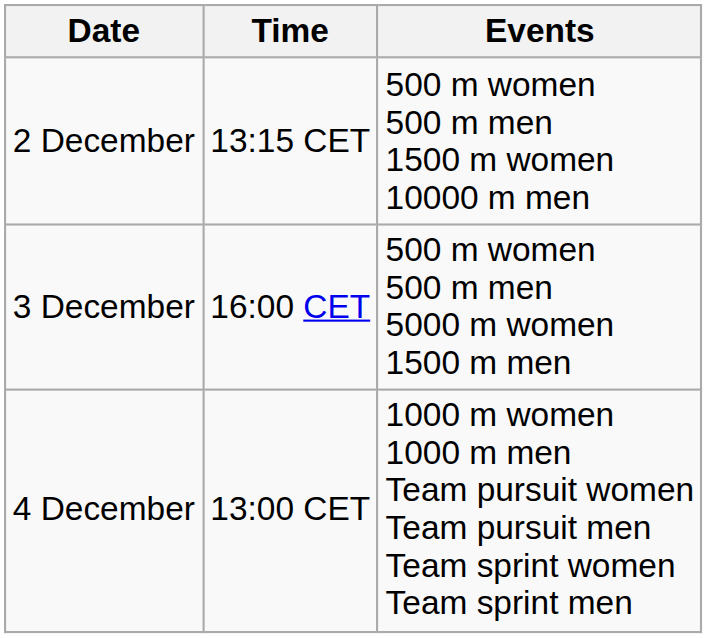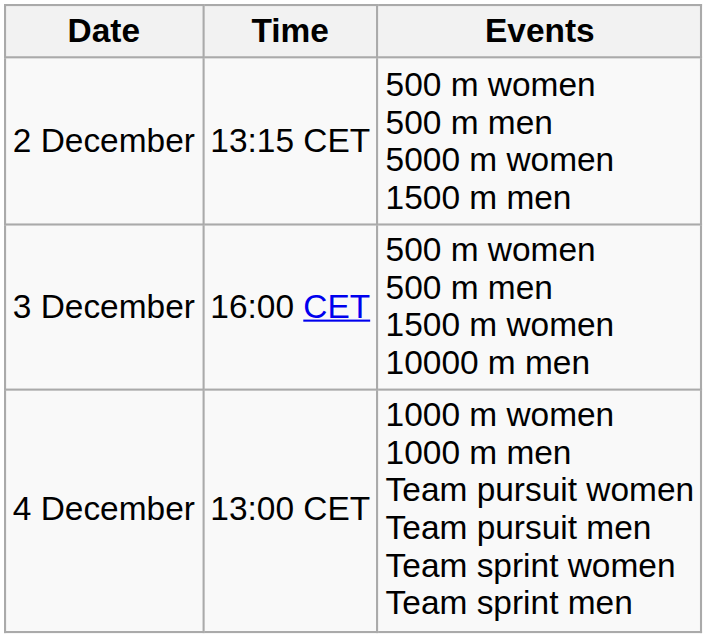(500, 140) 500 m women 500 m men 1500 m women 10000 m men -> (500, 140) 500 m women 500 m men 5000 m women 1500 m men
(500, 306) 500 m women 500 m men 5000 m women 1500 m men -> (500, 306) 500 m women 500 m men 1500 m women 10000 m men
